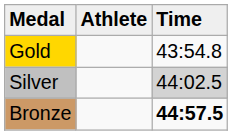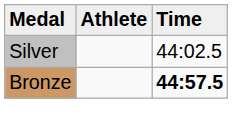- row: (30, 51)
(189, 82) lightgrey background -> (189, 51) no background
